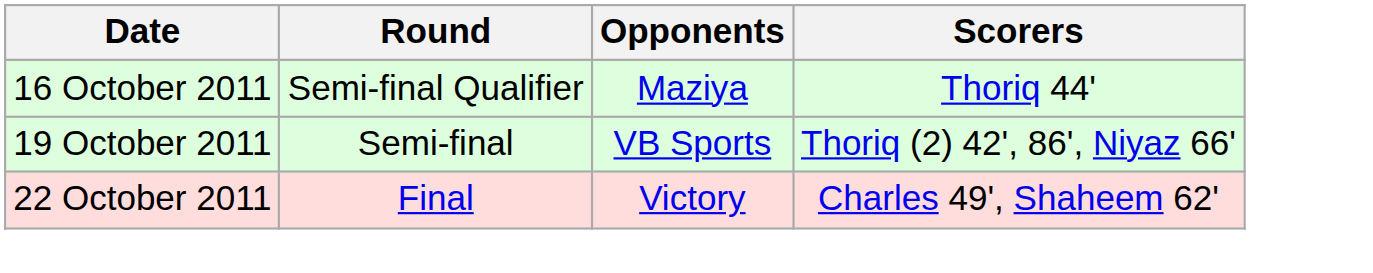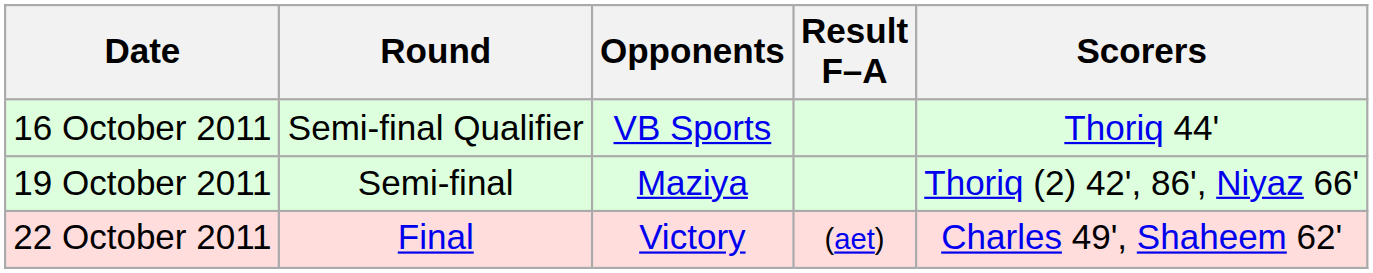+ column: (855, 51)
(692, 87) Maziya -> (692, 127) VB Sports
(692, 143) VB Sports -> (692, 182) Maziya
